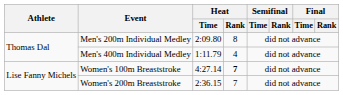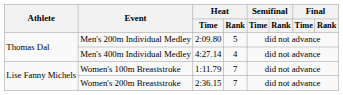(235, 40) 8 -> (235, 40) 5
(208, 54) 1:11.79 -> (208, 54) 4:27.14
(208, 69) 4:27.14 -> (208, 69) 1:11.79
(235, 69) bold -> (235, 69) normal
